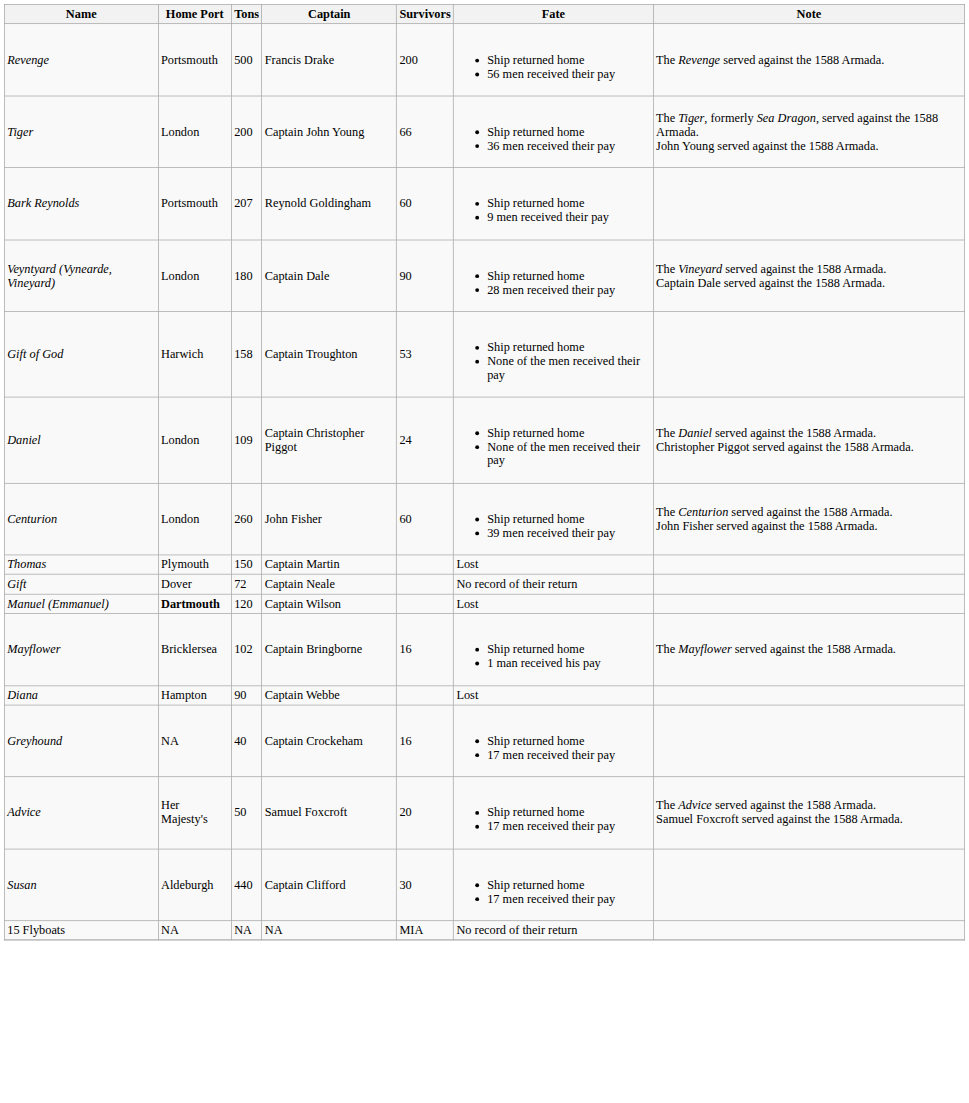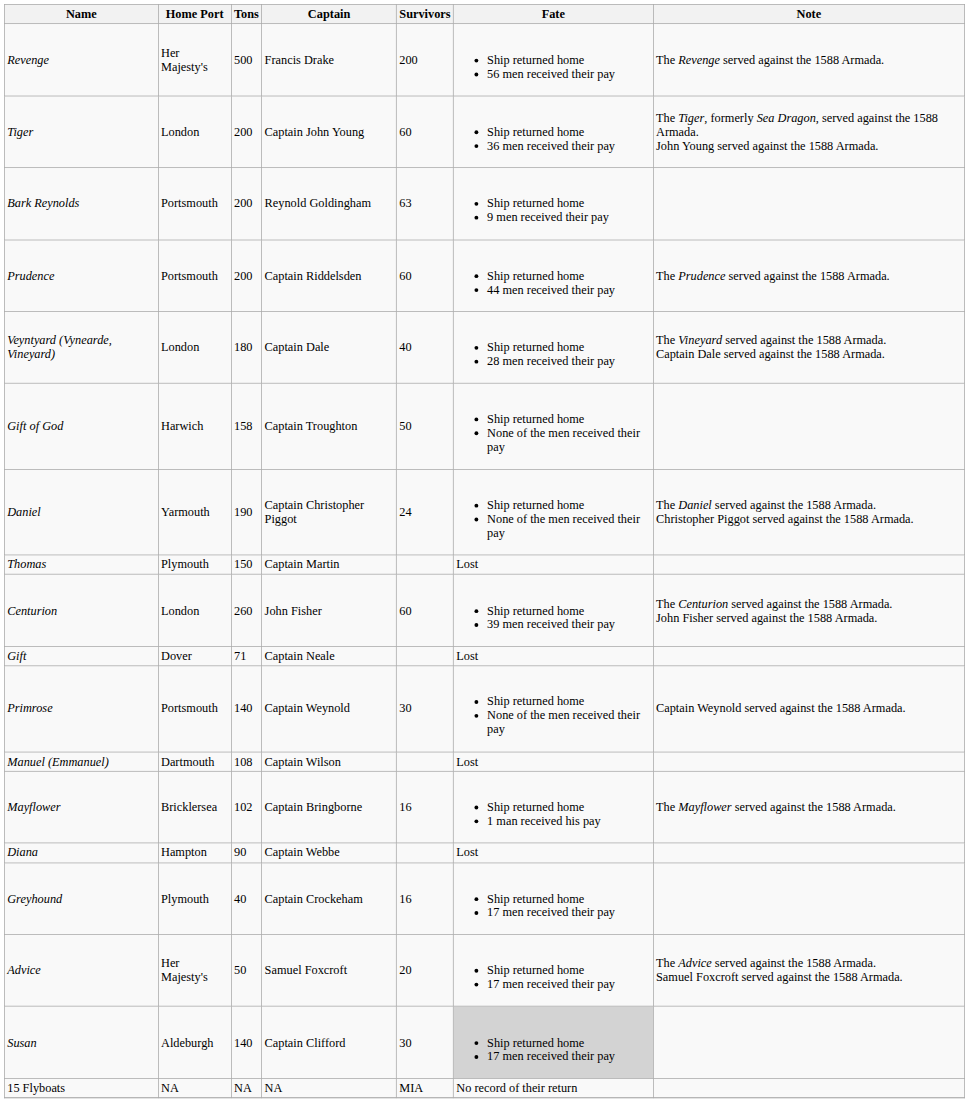(189, 59) Portsmouth -> (184, 59) Her Majesty's
(406, 131) 66 -> (405, 131) 60
(243, 203) 207 -> (243, 203) 200
(406, 203) 60 -> (405, 203) 63
+ row: (31, 275)
(406, 275) 90 -> (405, 347) 40
(406, 354) 53 -> (405, 426) 50
(180, 440) London -> (185, 512) Yarmouth
(243, 440) 109 -> (243, 512) 190
rows swapped: (32, 519) <-> (27, 564)
(240, 584) 72 -> (240, 656) 71
(517, 584) No record of their return -> (467, 656) Lost
+ row: (30, 708)
(190, 603) bold -> (188, 761) normal
(243, 603) 120 -> (243, 761) 108
(170, 741) NA -> (185, 898) Plymouth
(243, 884) 440 -> (243, 1042) 140
(553, 892) no background -> (553, 1049) lightgrey background
